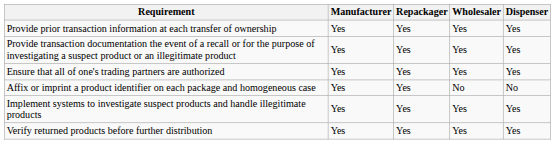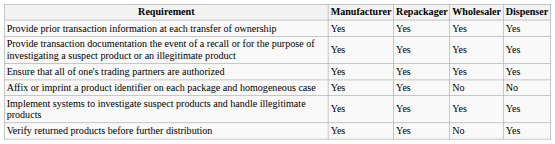(460, 131) Yes -> (458, 131) No
